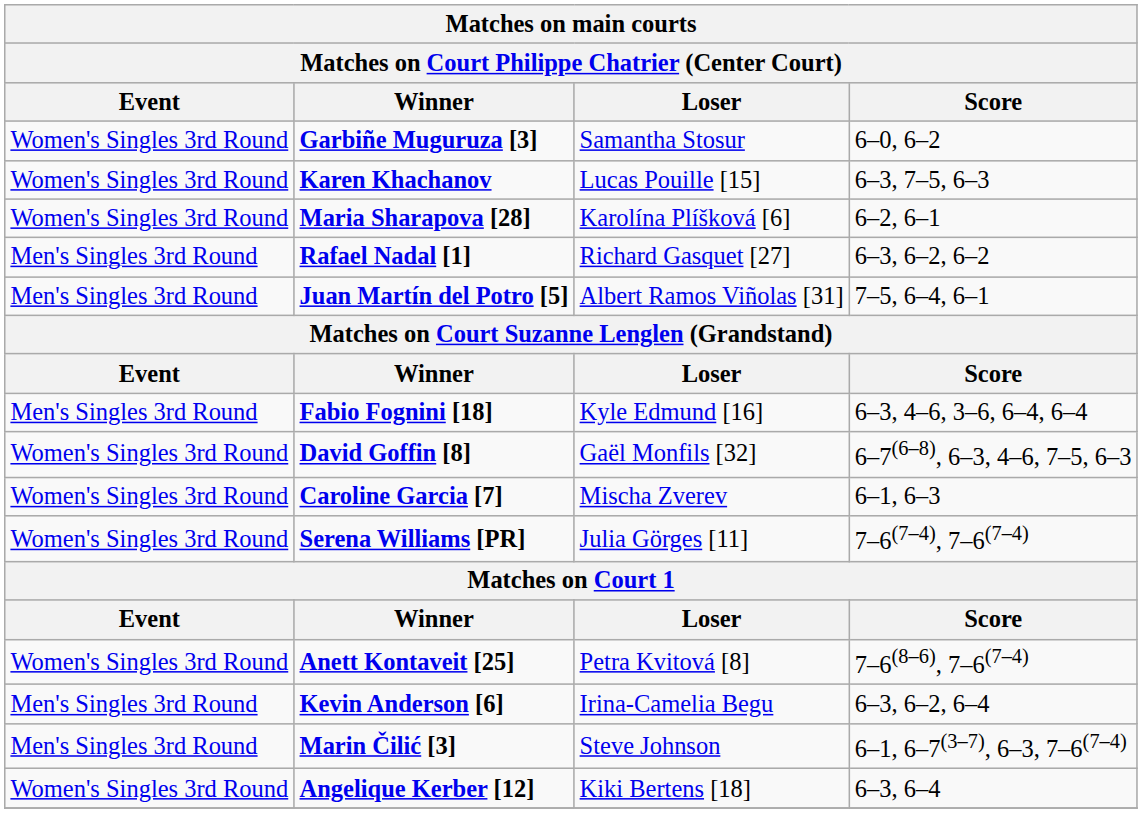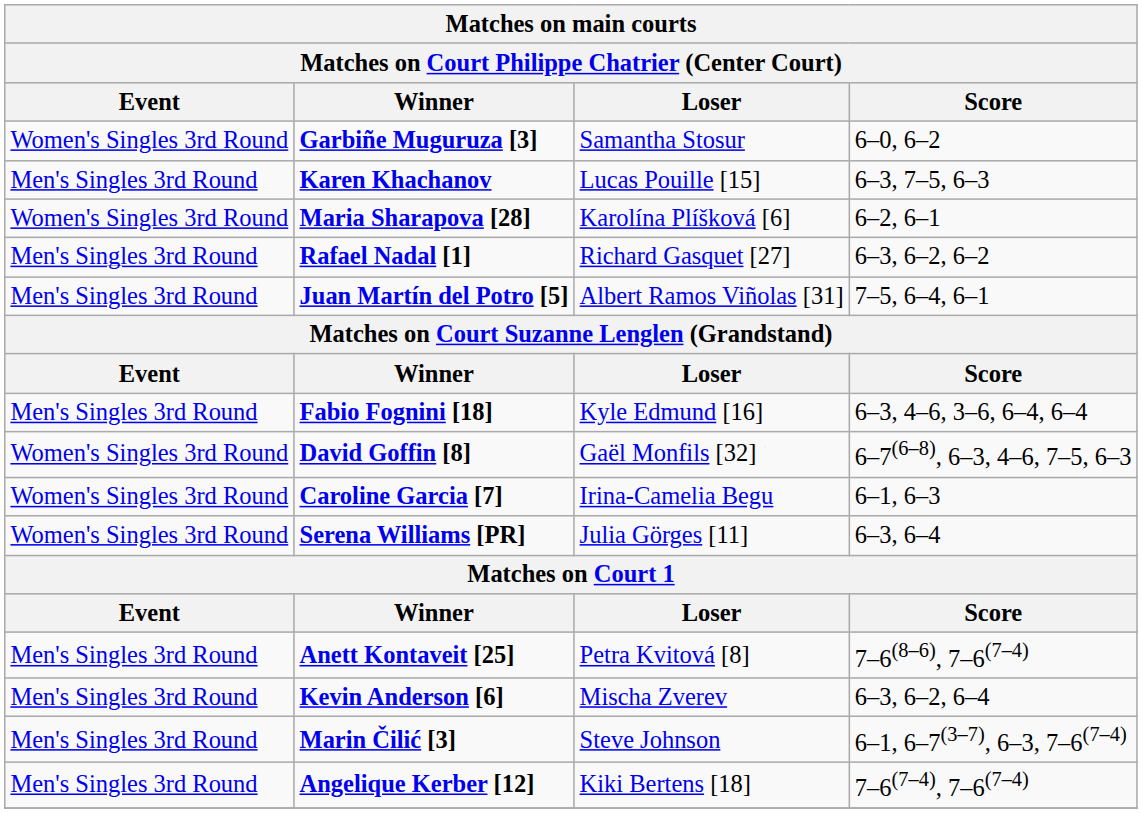(149, 179) Women's Singles 3rd Round -> (134, 179) Men's Singles 3rd Round
(653, 496) Mischa Zverev -> (676, 496) Irina-Camelia Begu
(942, 538) 7–6(7–4), 7–6(7–4) -> (898, 535) 6–3, 6–4
(149, 661) Women's Singles 3rd Round -> (134, 655) Men's Singles 3rd Round
(676, 703) Irina-Camelia Begu -> (653, 697) Mischa Zverev
(149, 788) Women's Singles 3rd Round -> (134, 784) Men's Singles 3rd Round
(898, 788) 6–3, 6–4 -> (942, 784) 7–6(7–4), 7–6(7–4)
